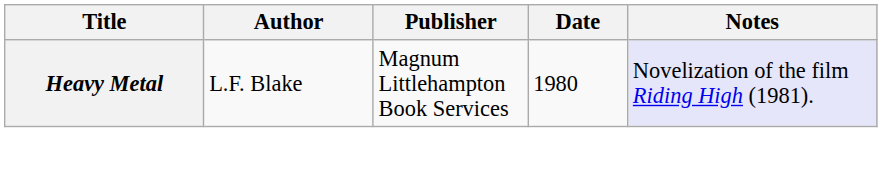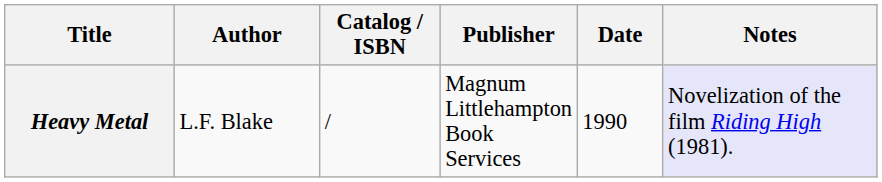+ column: (380, 34)
(556, 82) 1980 -> (605, 120) 1990
